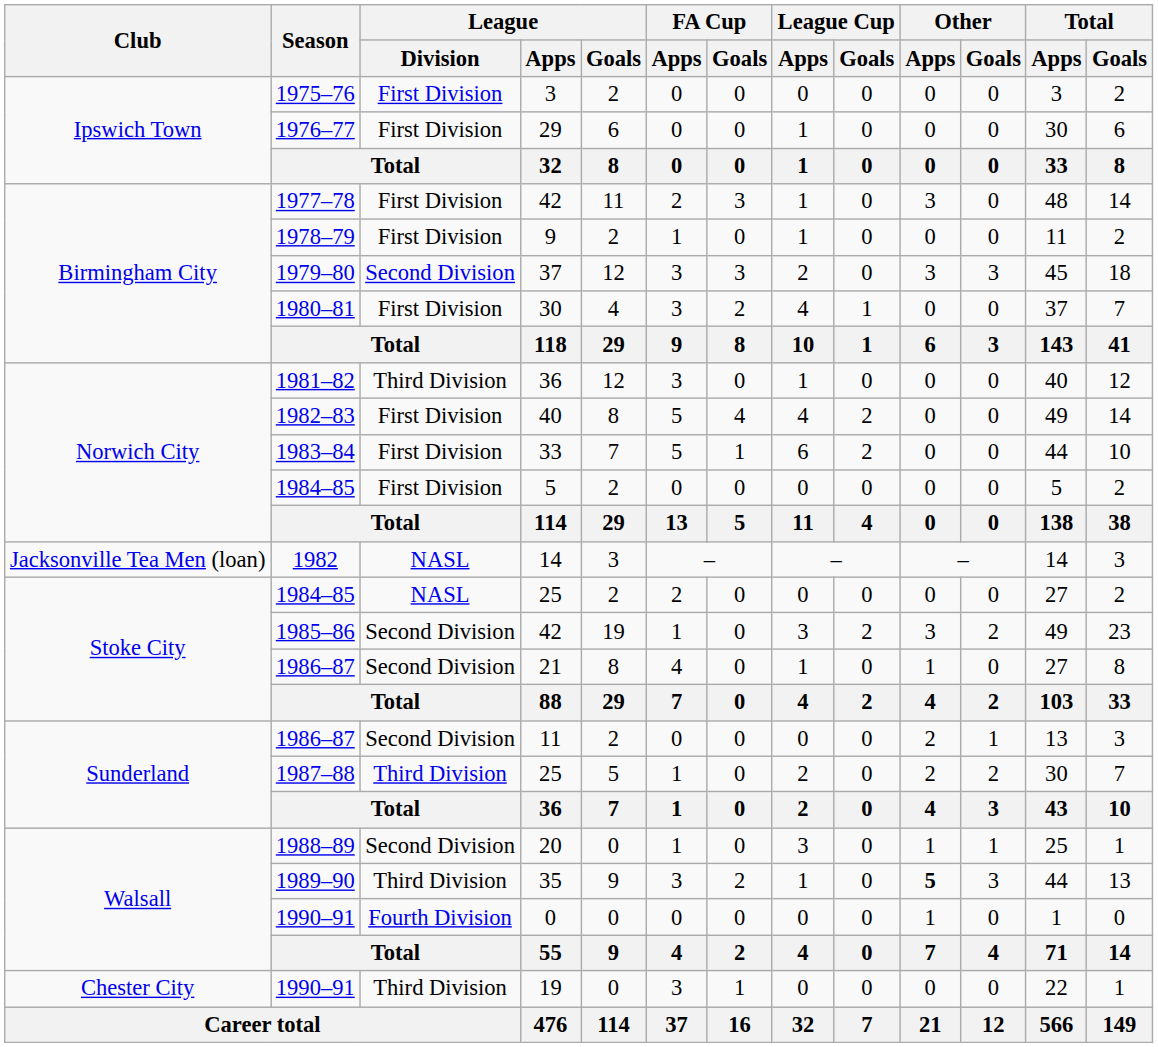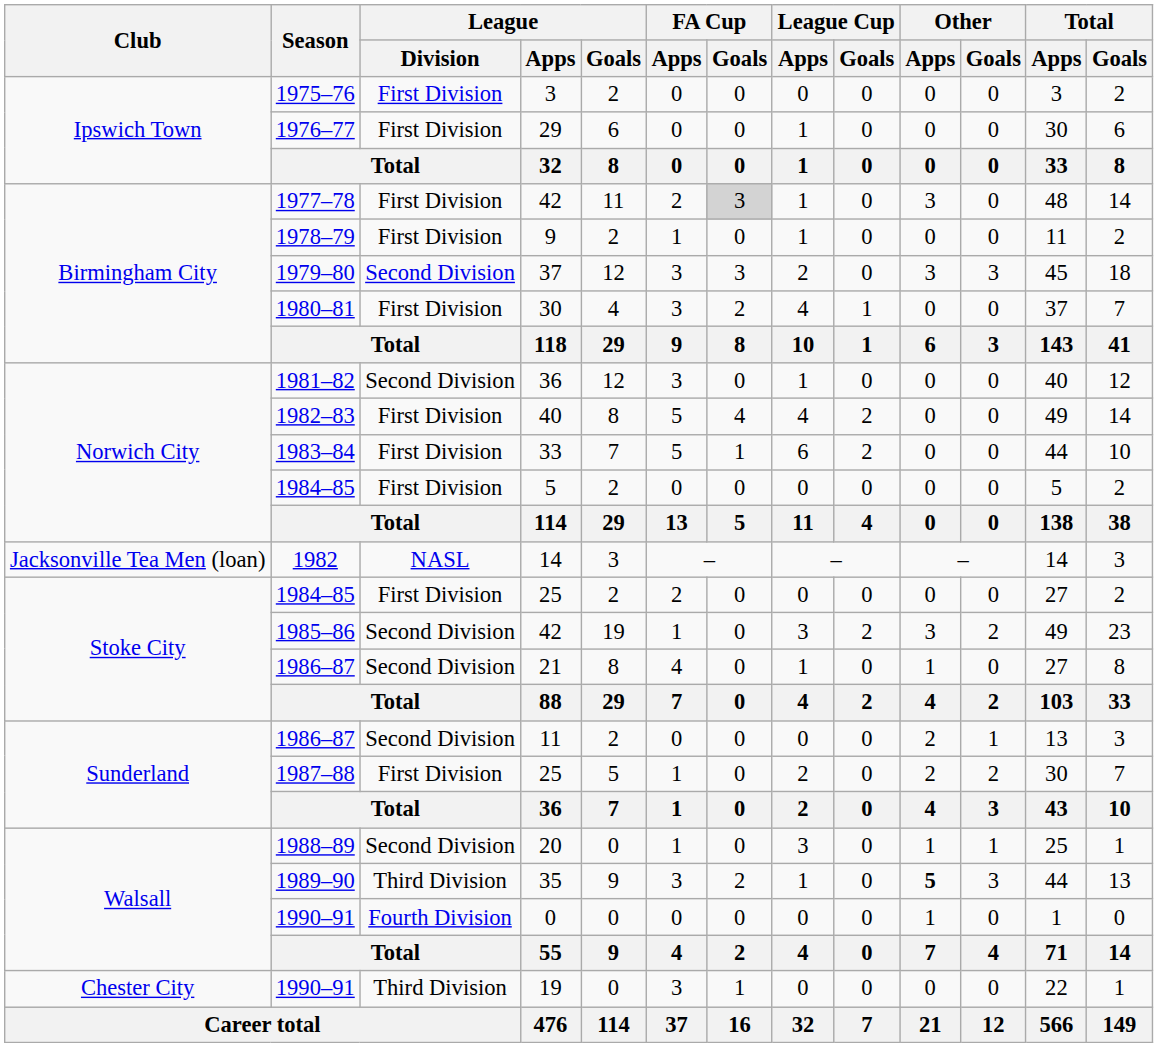(740, 201) no background -> (740, 201) lightgrey background
(440, 380) Third Division -> (440, 380) Second Division
(440, 594) NASL -> (440, 594) First Division
(440, 773) Third Division -> (440, 773) First Division
